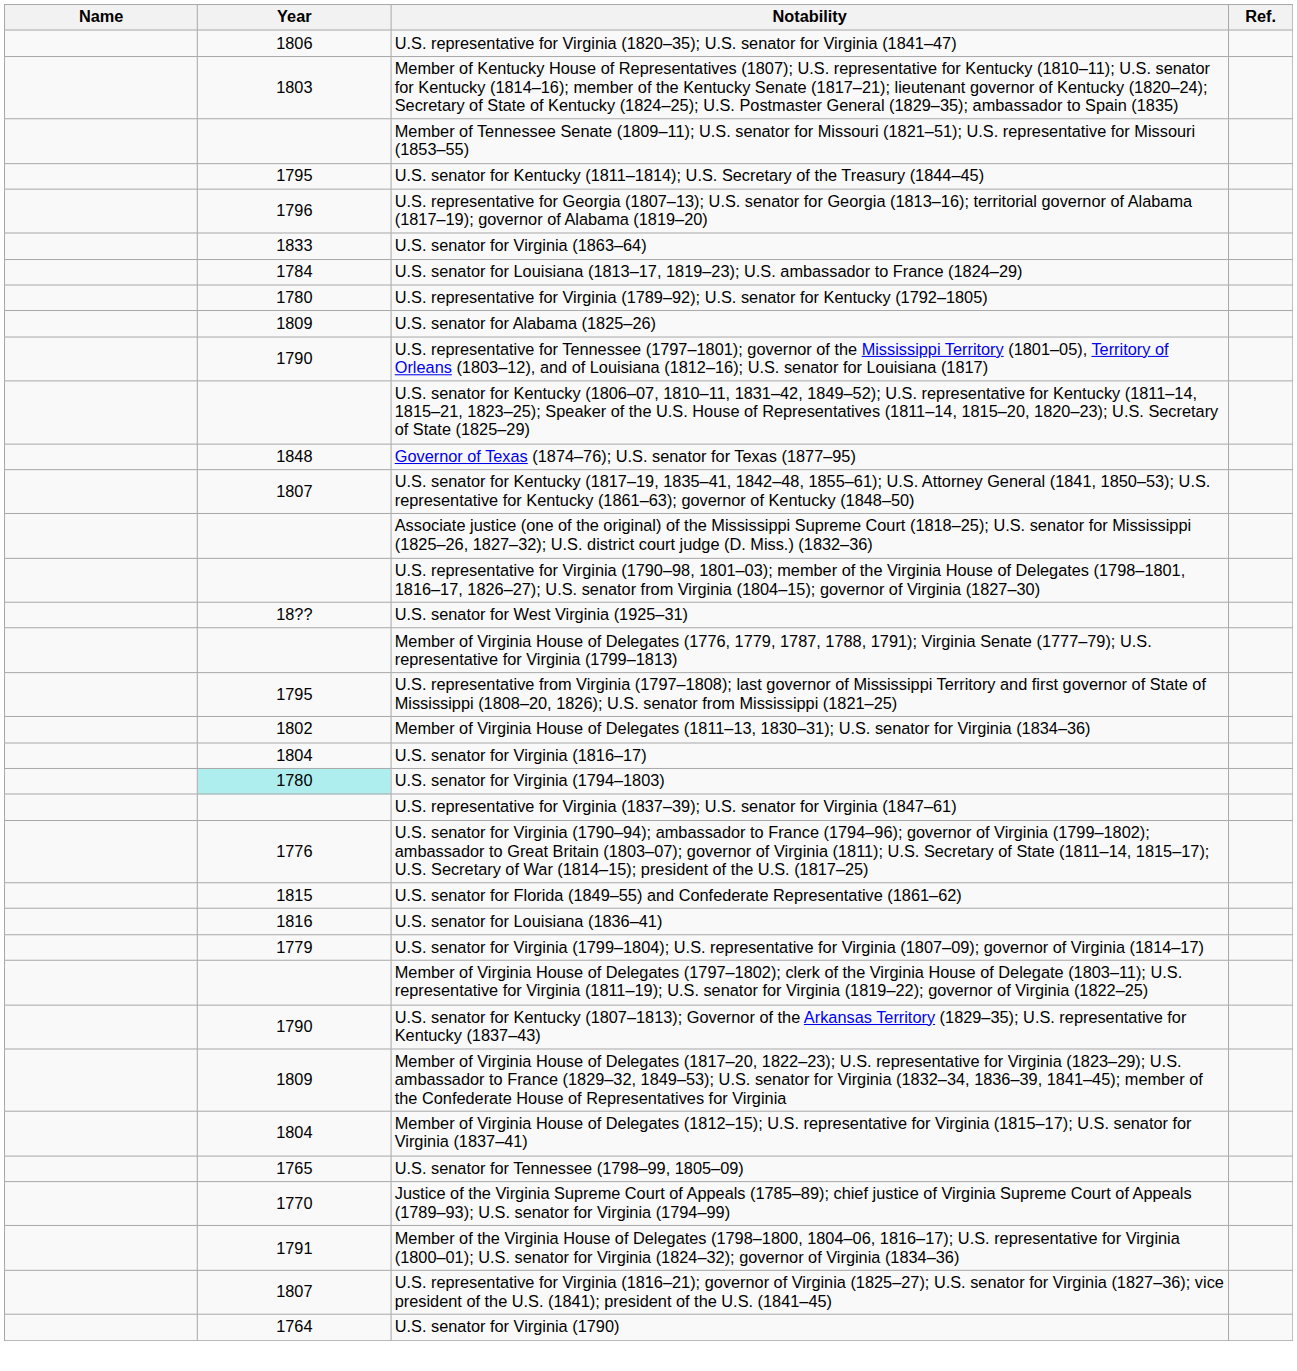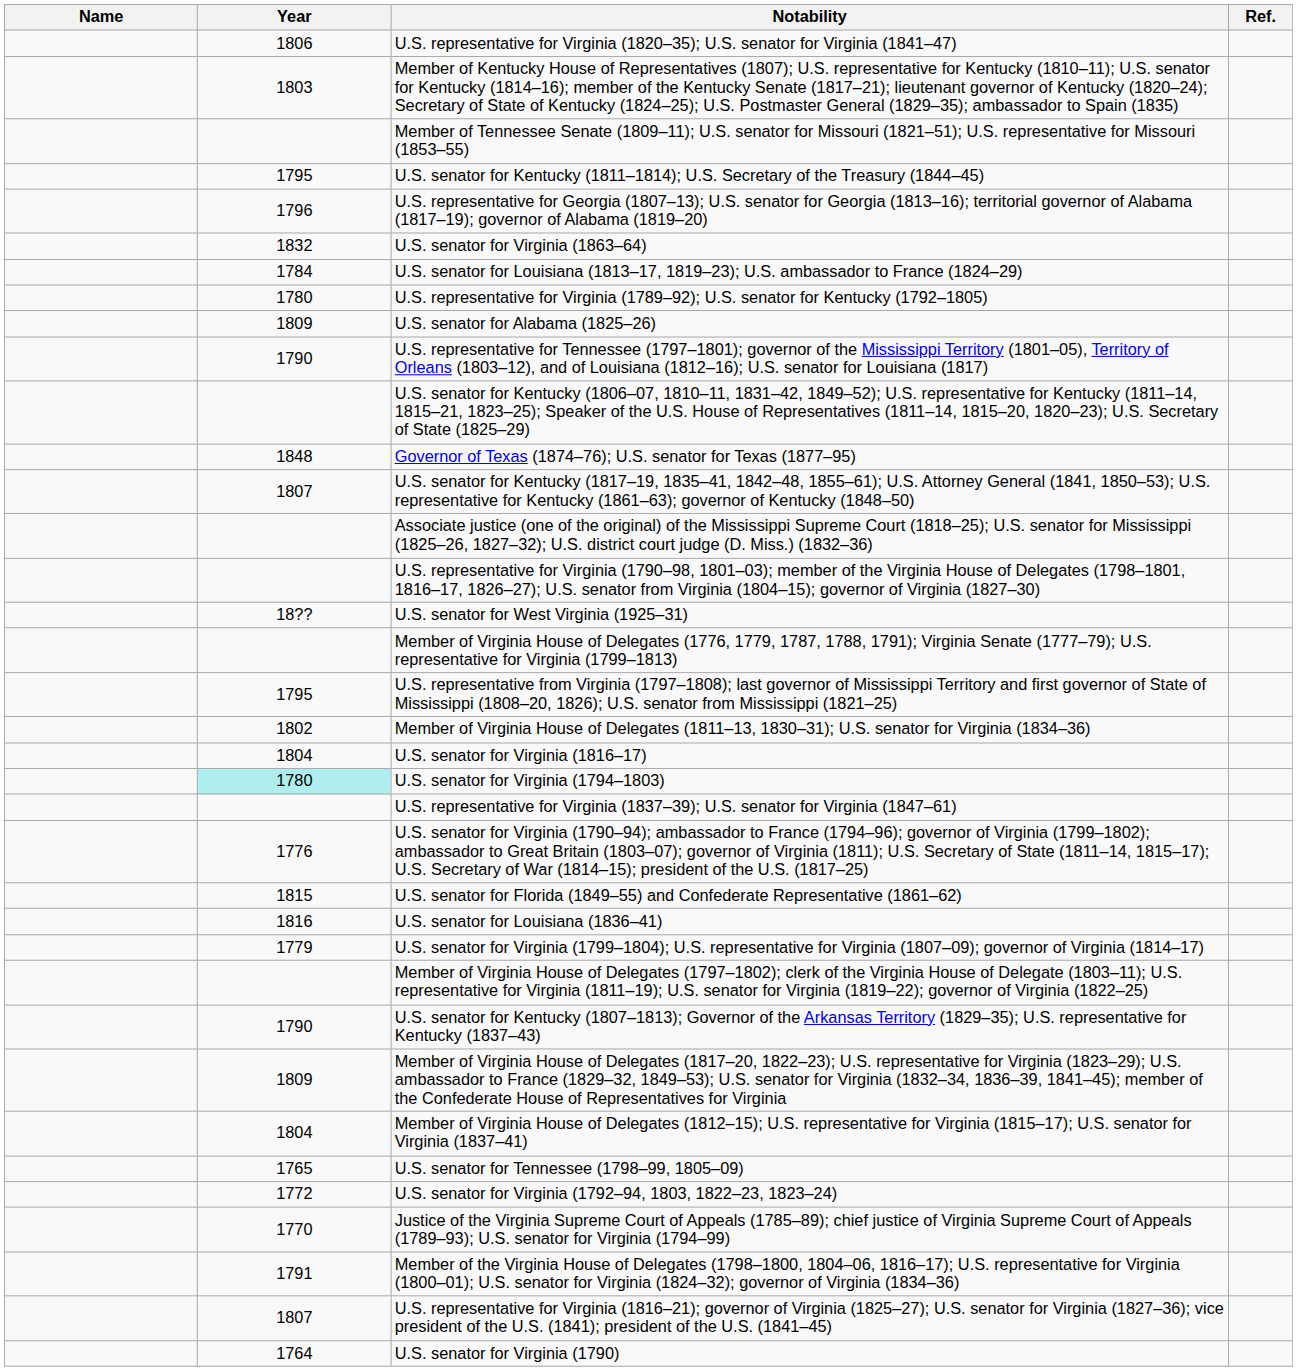(294, 246) 1833 -> (294, 246) 1832
+ row: (616, 1194)
